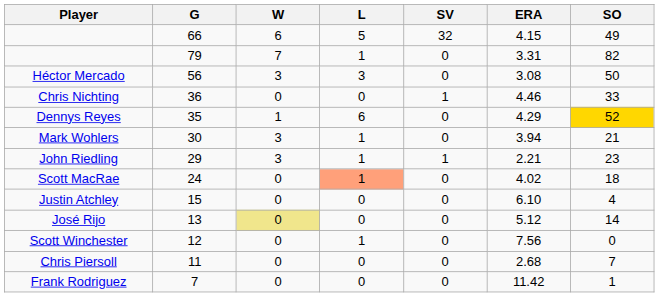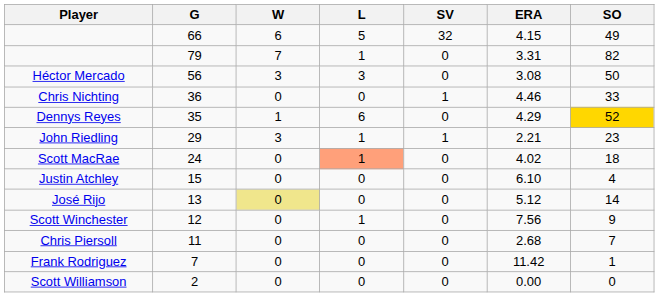- row: (79, 138)
(612, 240) 0 -> (612, 220) 9
+ row: (79, 281)
